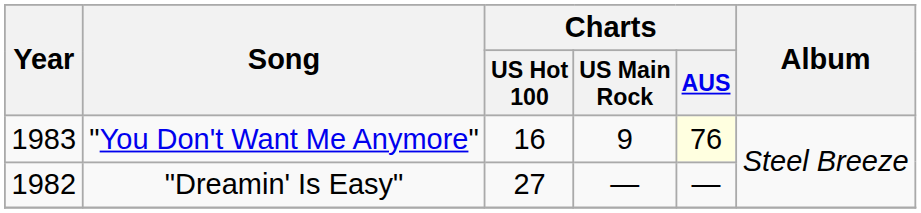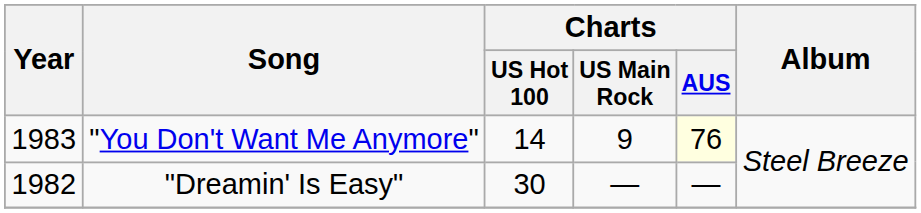(530, 138) 16 -> (530, 138) 14
(530, 184) 27 -> (530, 184) 30
